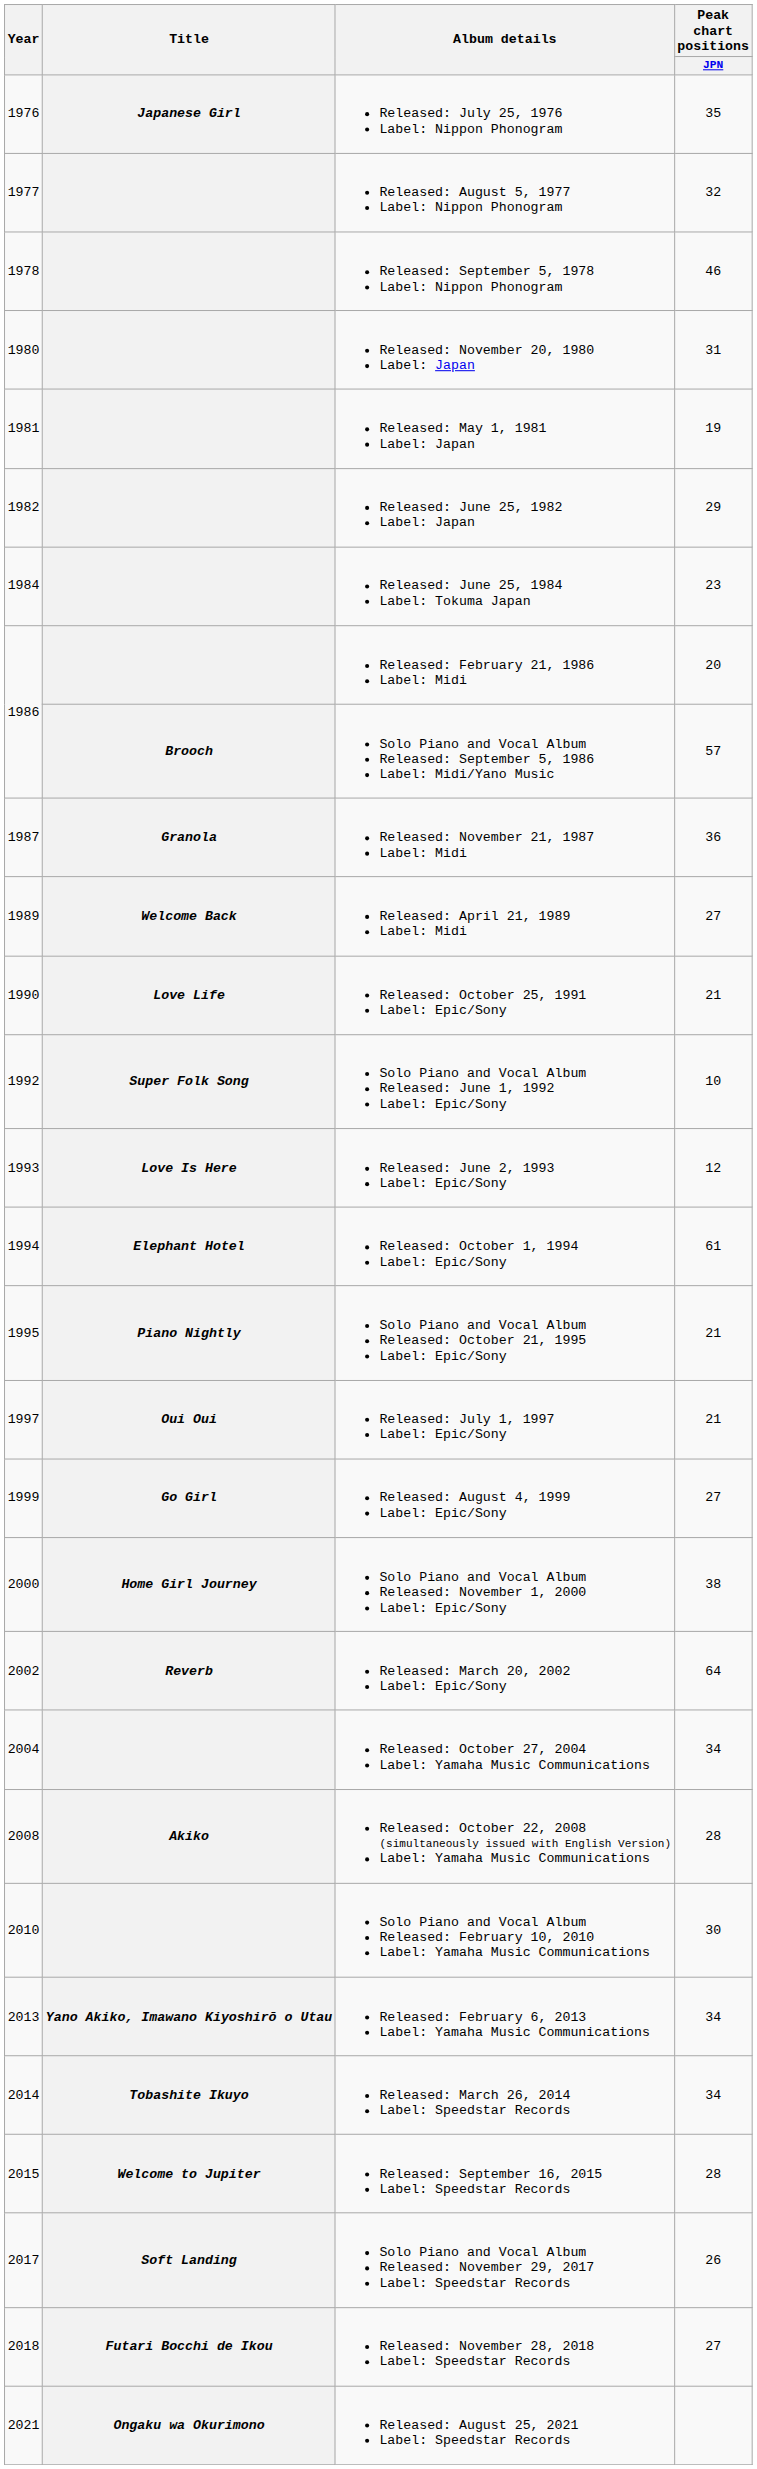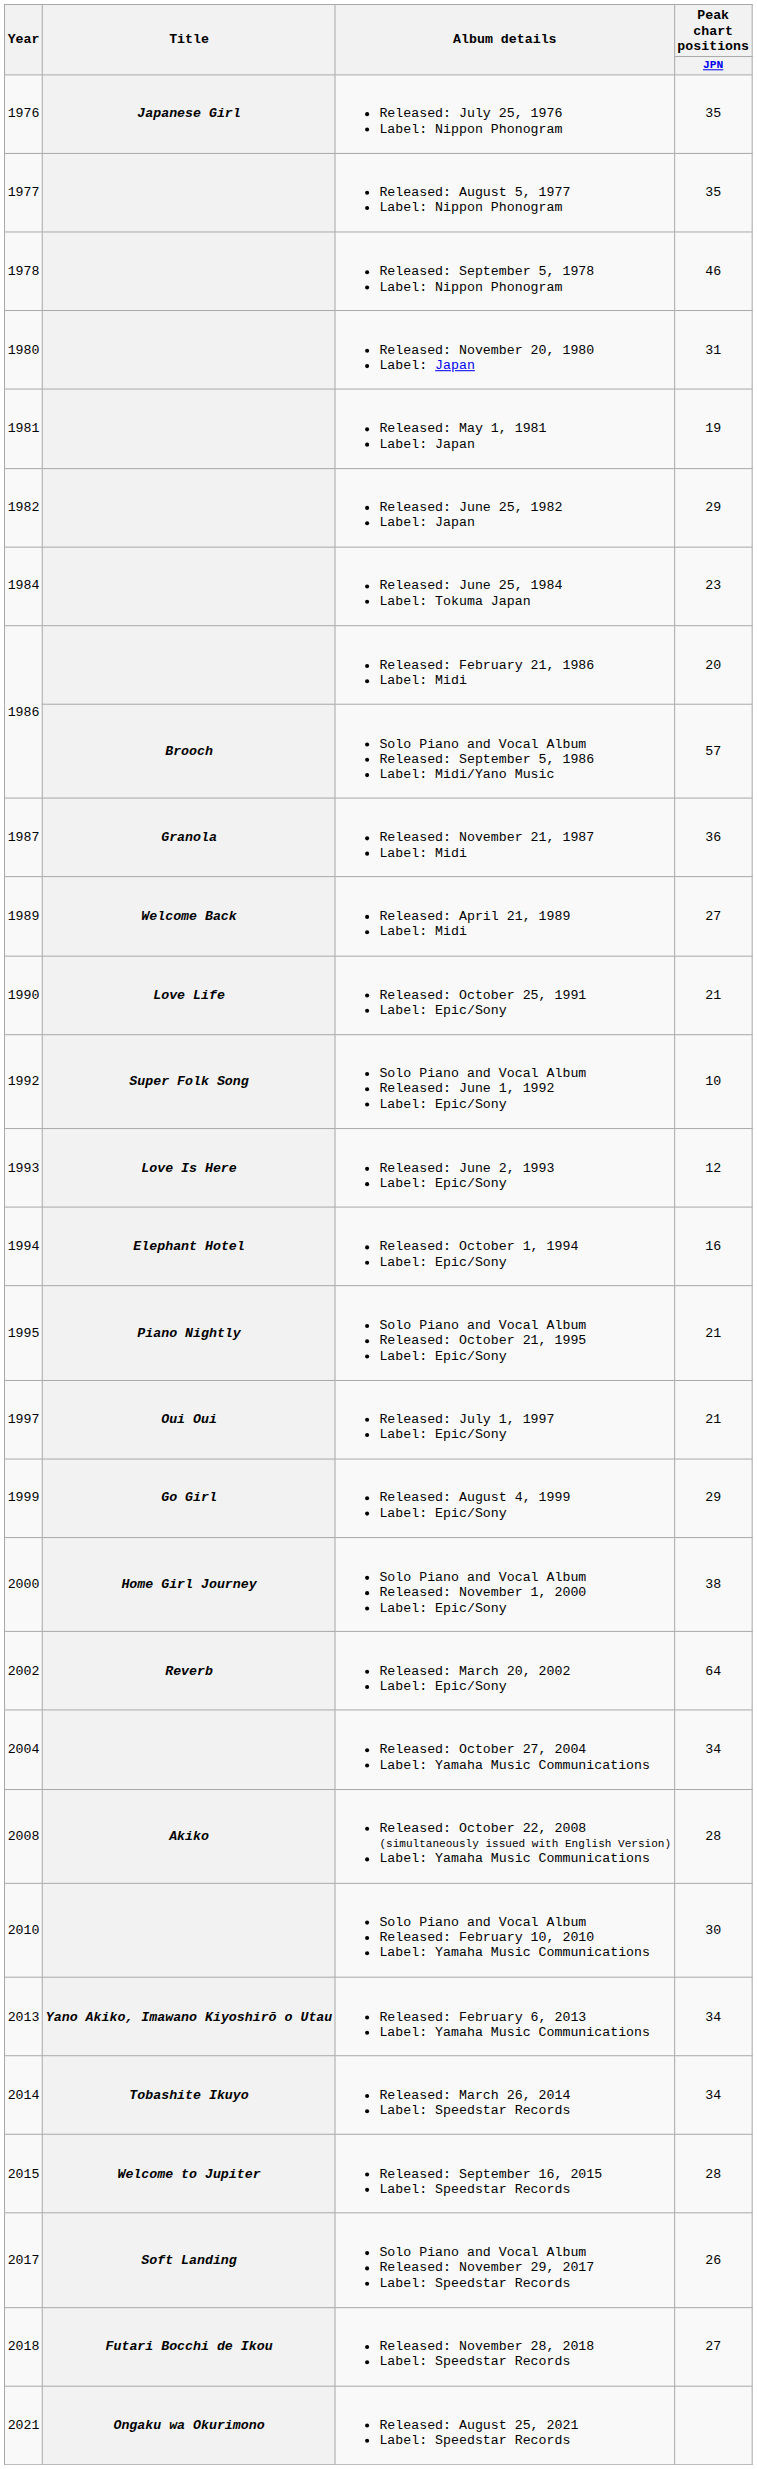(713, 193) 32 -> (713, 193) 35
(713, 1247) 61 -> (713, 1247) 16
(713, 1498) 27 -> (713, 1498) 29
